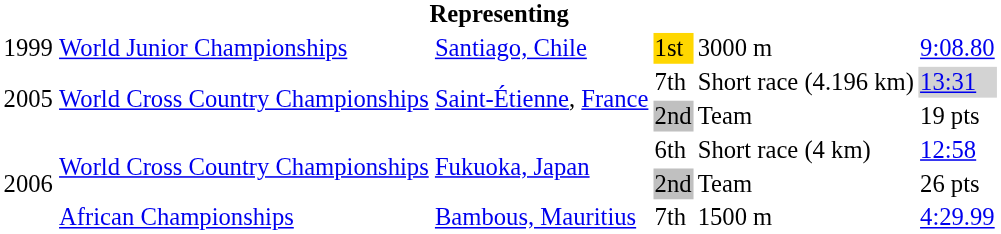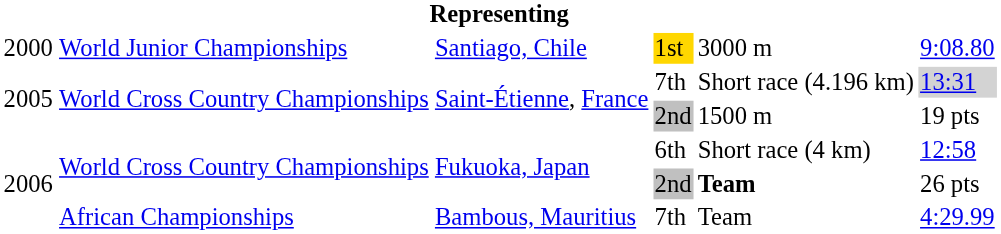(28, 48) 1999 -> (28, 48) 2000
(725, 115) Team -> (735, 115) 1500 m
(725, 183) normal -> (727, 183) bold
(735, 217) 1500 m -> (725, 217) Team
